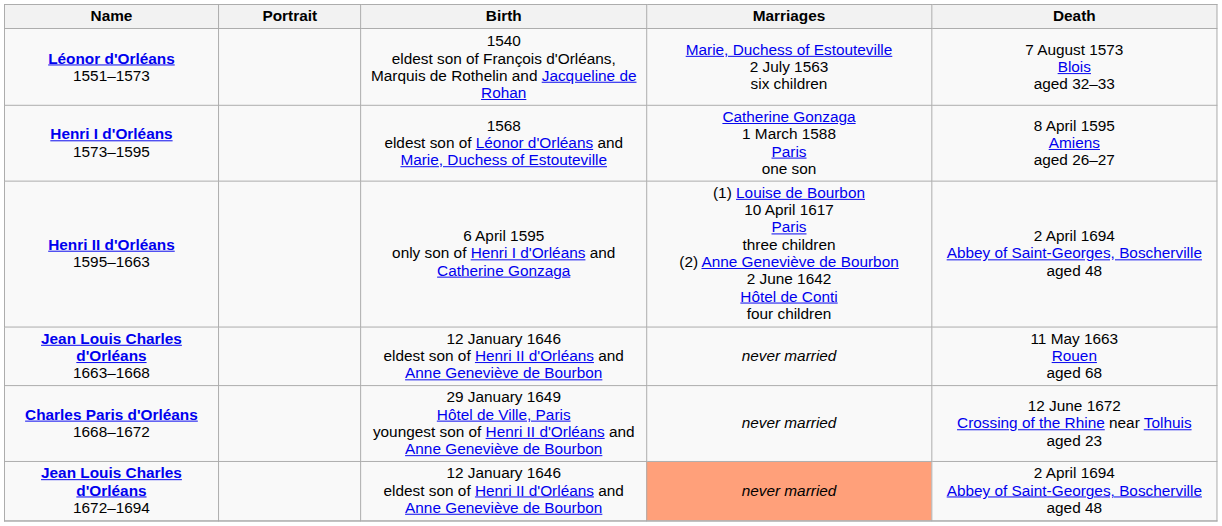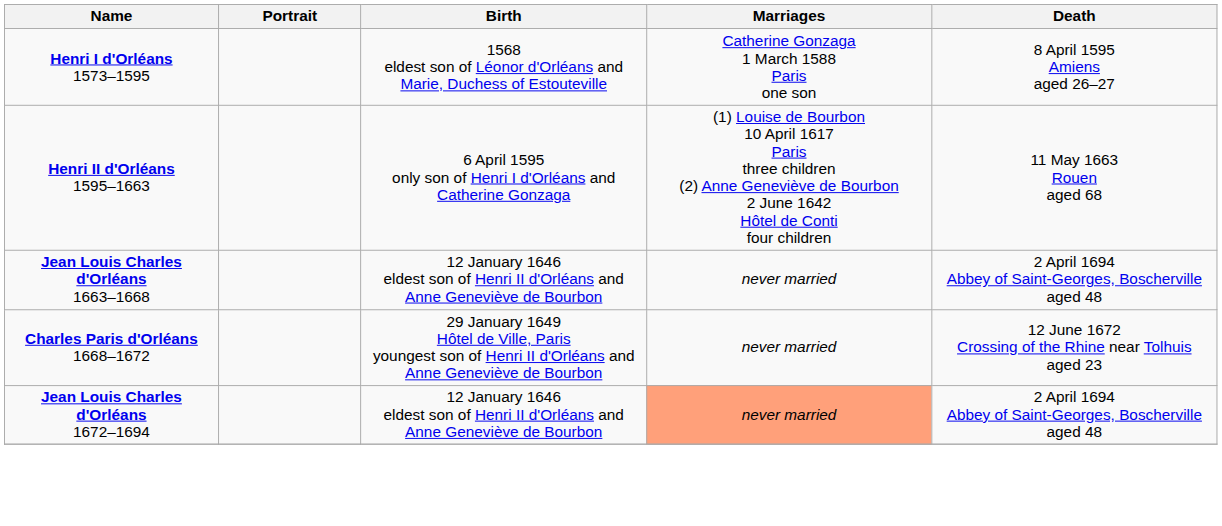- row: (111, 66)
(1074, 253) 2 April 1694 Abbey of Saint-Georges, Boscherville aged 48 -> (1074, 177) 11 May 1663 Rouen aged 68
(1074, 356) 11 May 1663 Rouen aged 68 -> (1074, 279) 2 April 1694 Abbey of Saint-Georges, Boscherville aged 48
